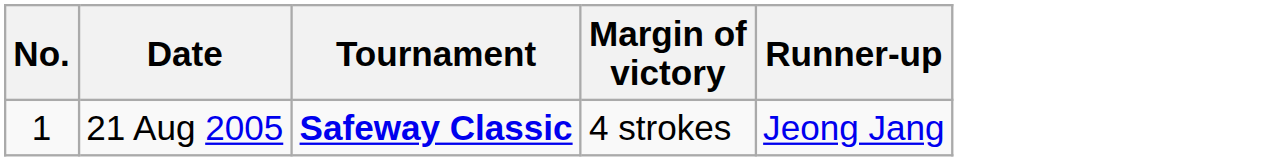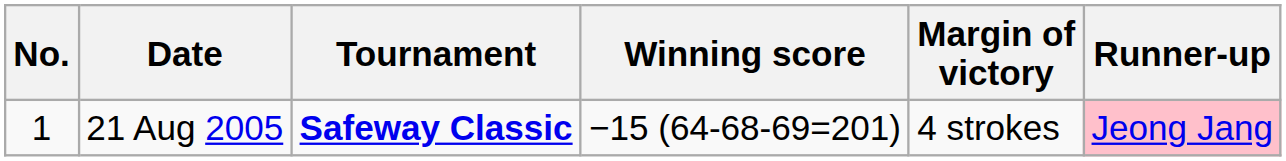+ column: (745, 53)
(854, 128) no background -> (1182, 128) pink background
